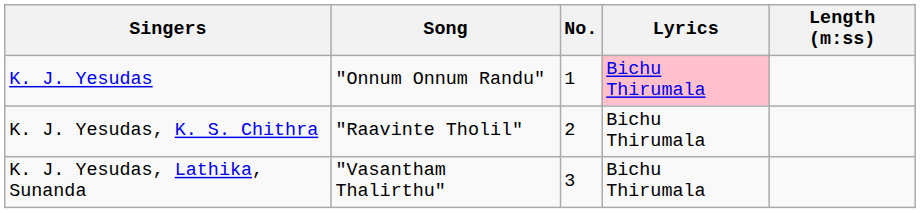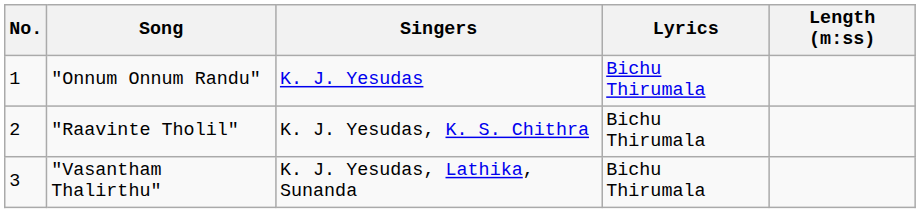columns swapped: (581, 30) <-> (168, 30)
(656, 81) pink background -> (656, 81) no background
